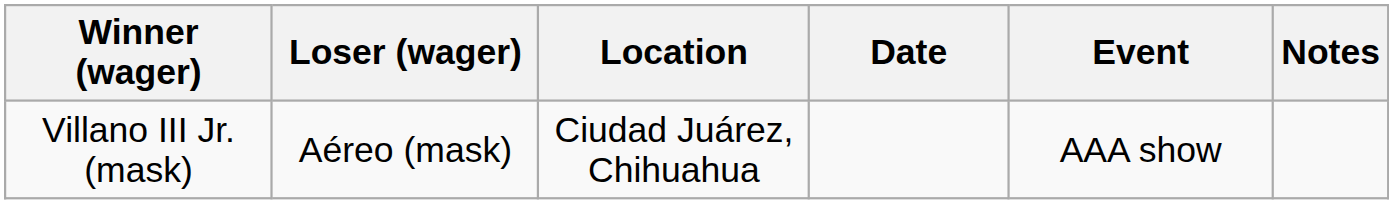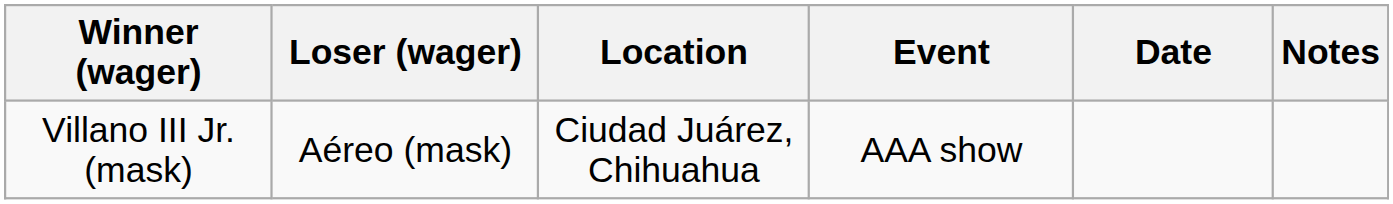columns swapped: (1141, 52) <-> (909, 52)
